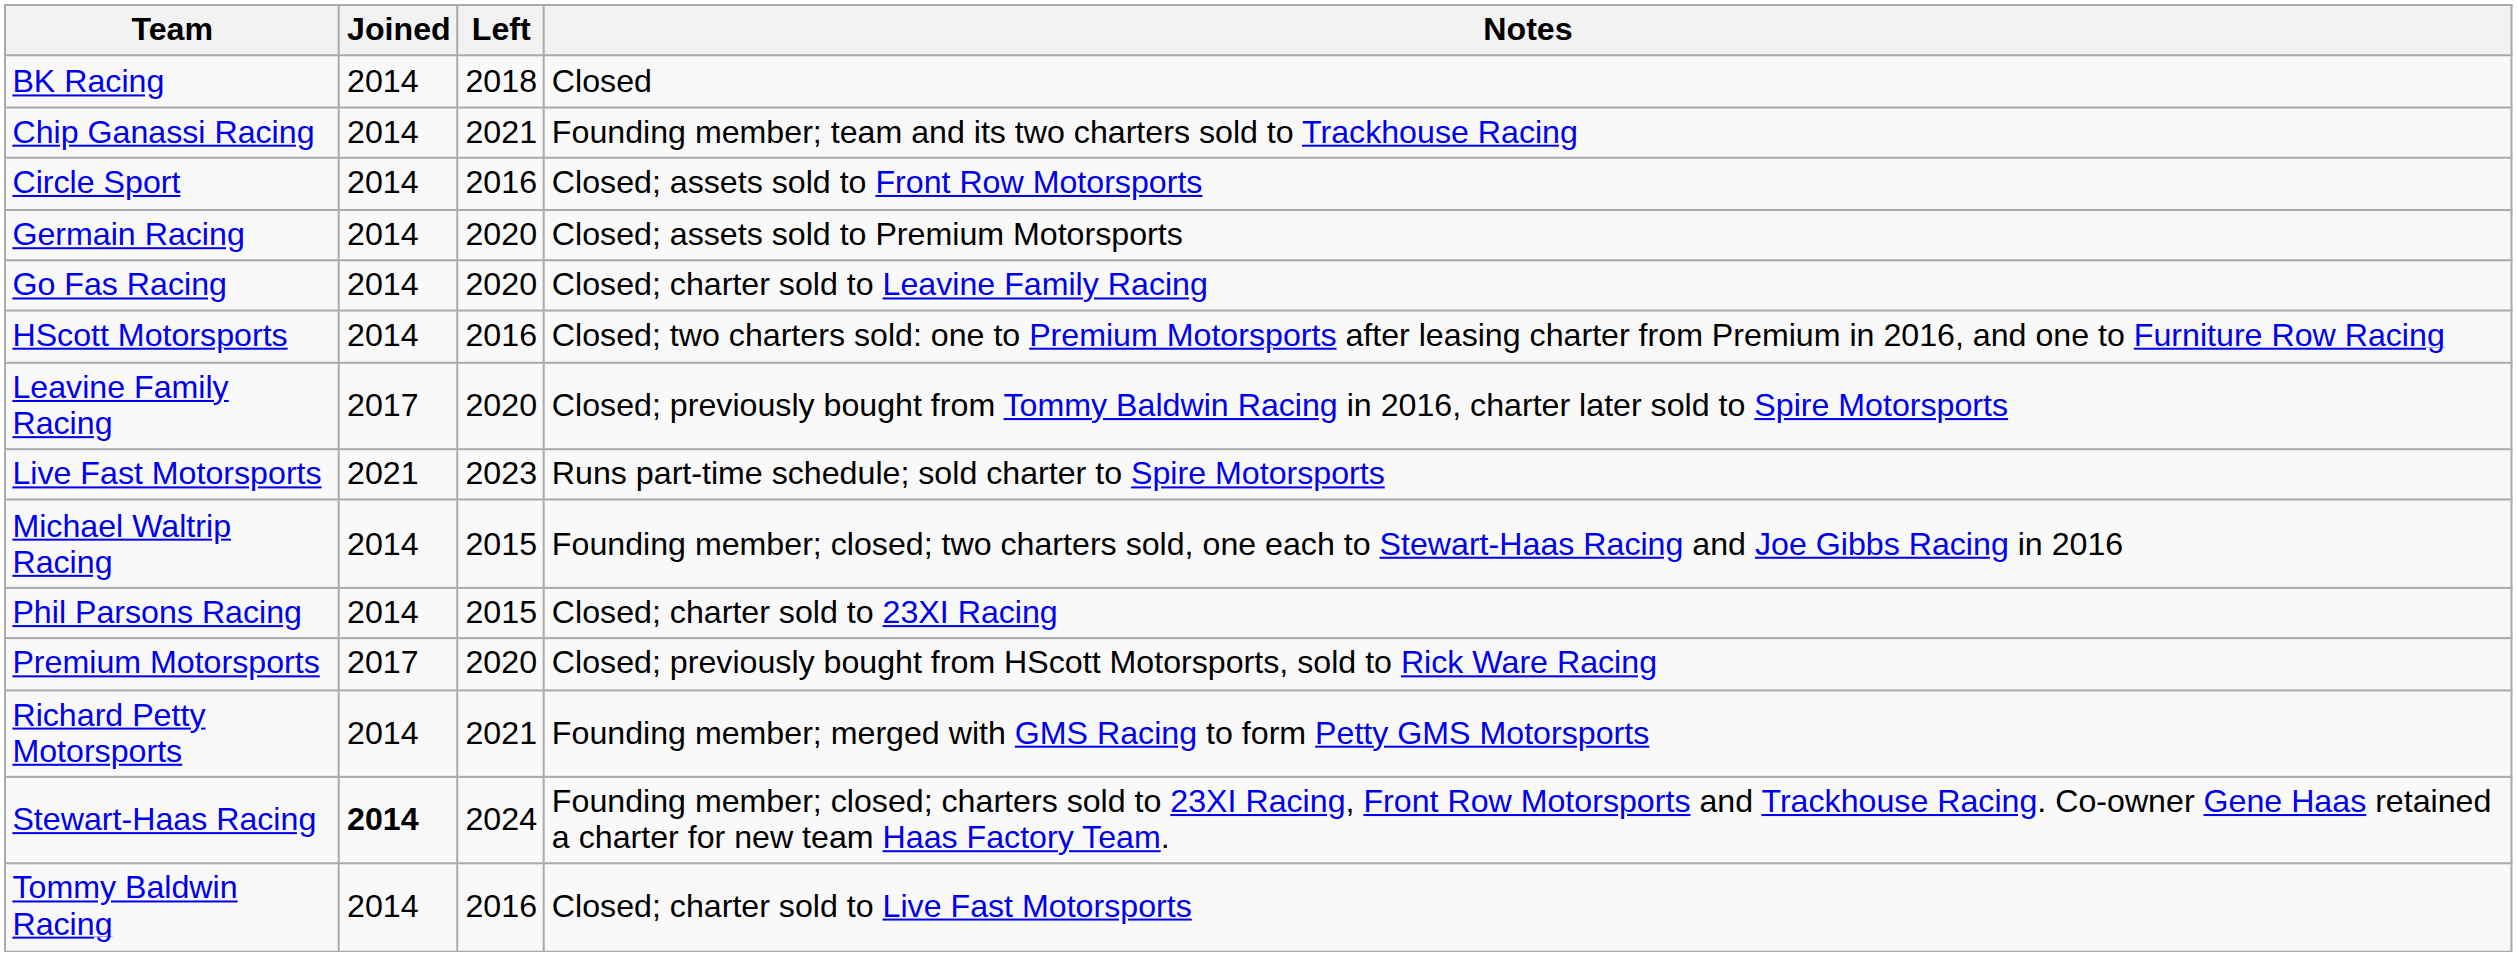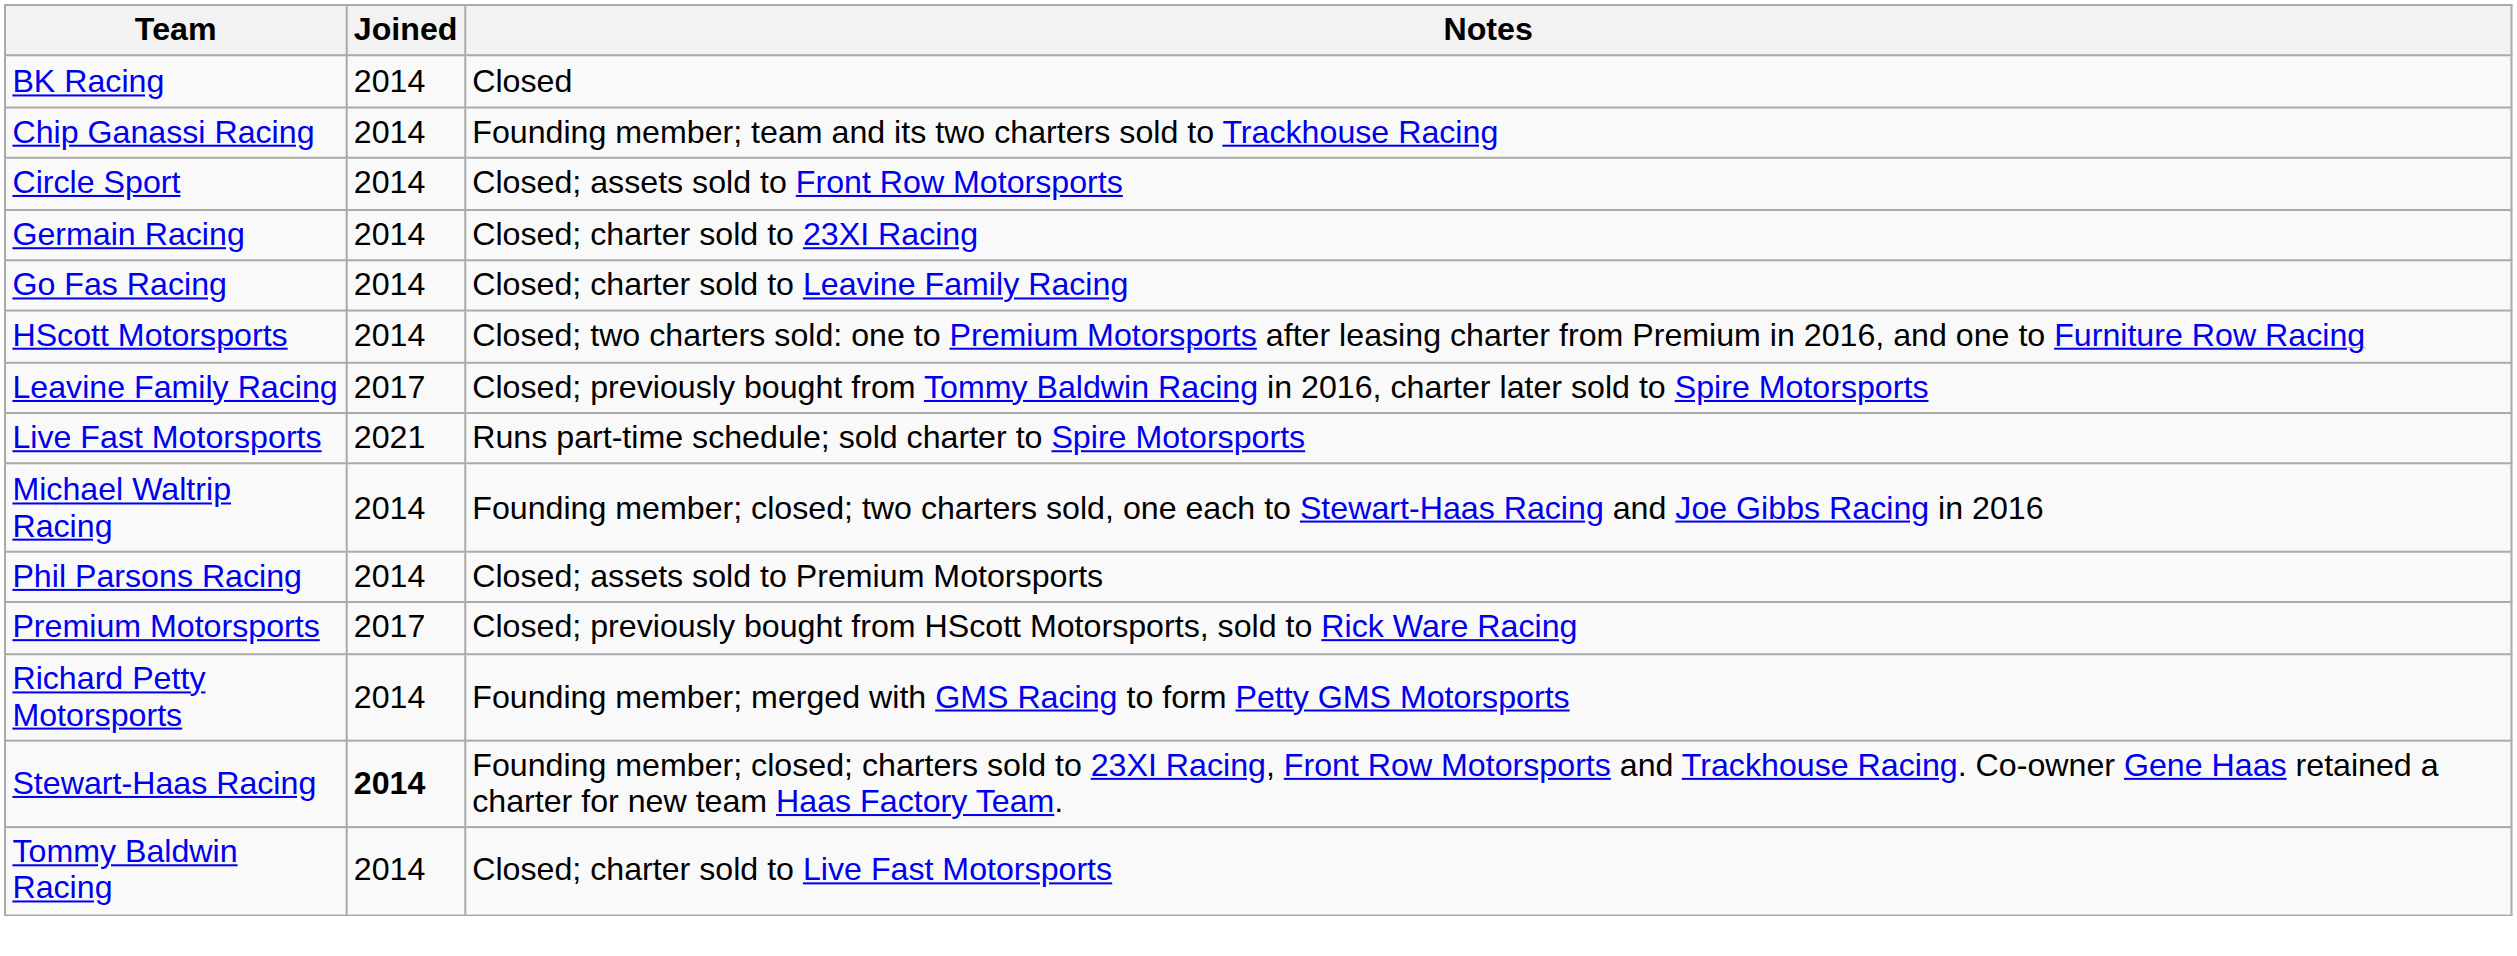- column: (501, 30)
(867, 234) Closed; assets sold to Premium Motorsports -> (725, 234) Closed; charter sold to 23XI Racing
(805, 612) Closed; charter sold to 23XI Racing -> (788, 576) Closed; assets sold to Premium Motorsports
